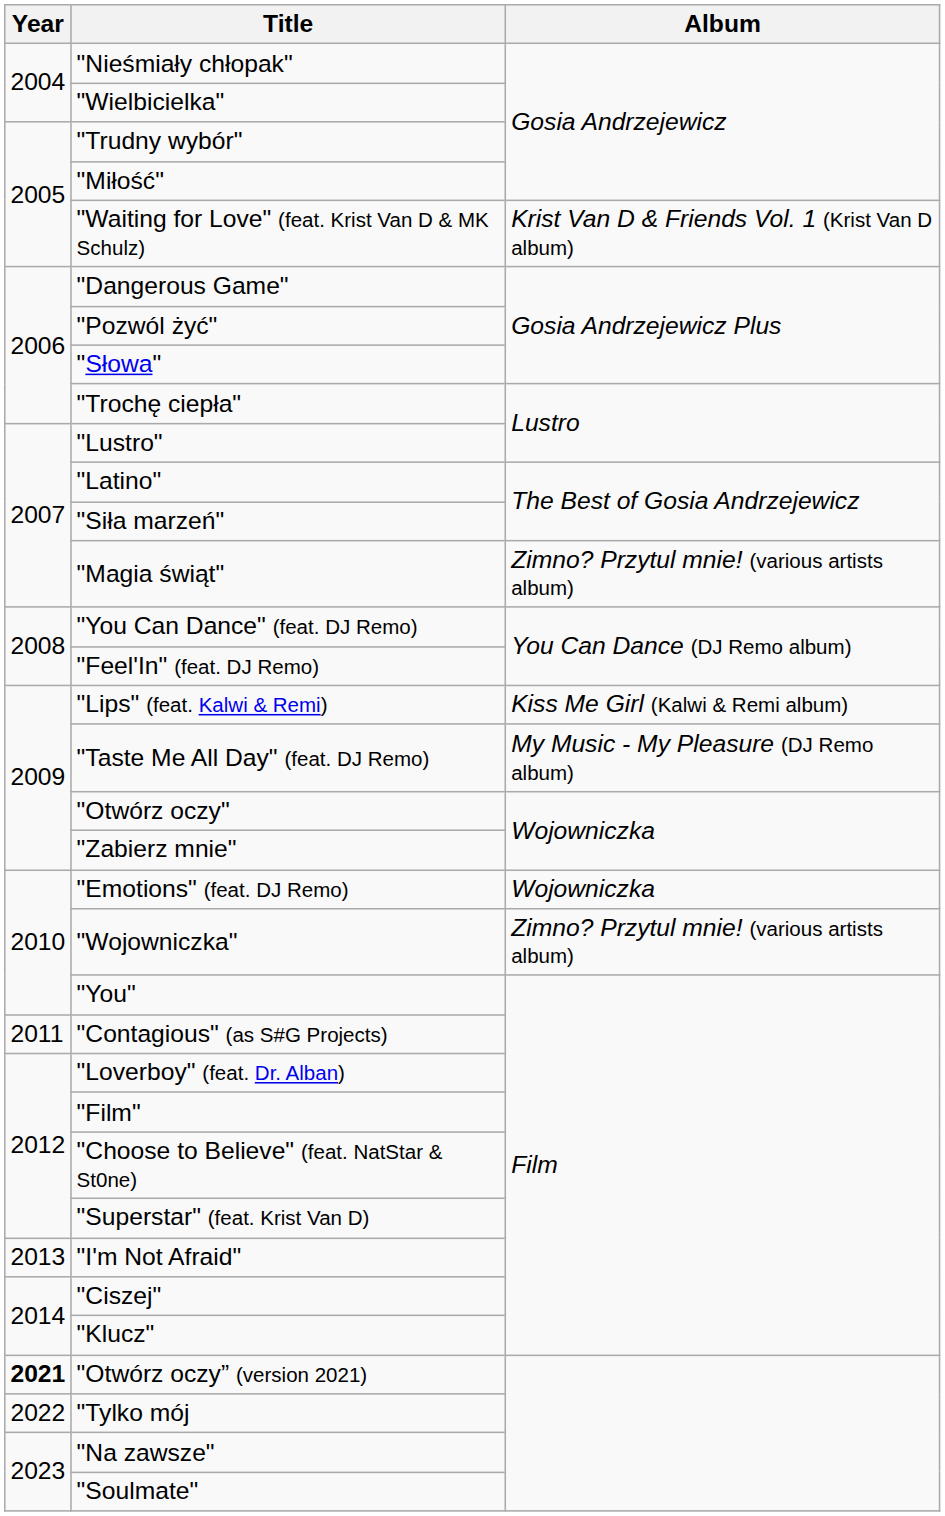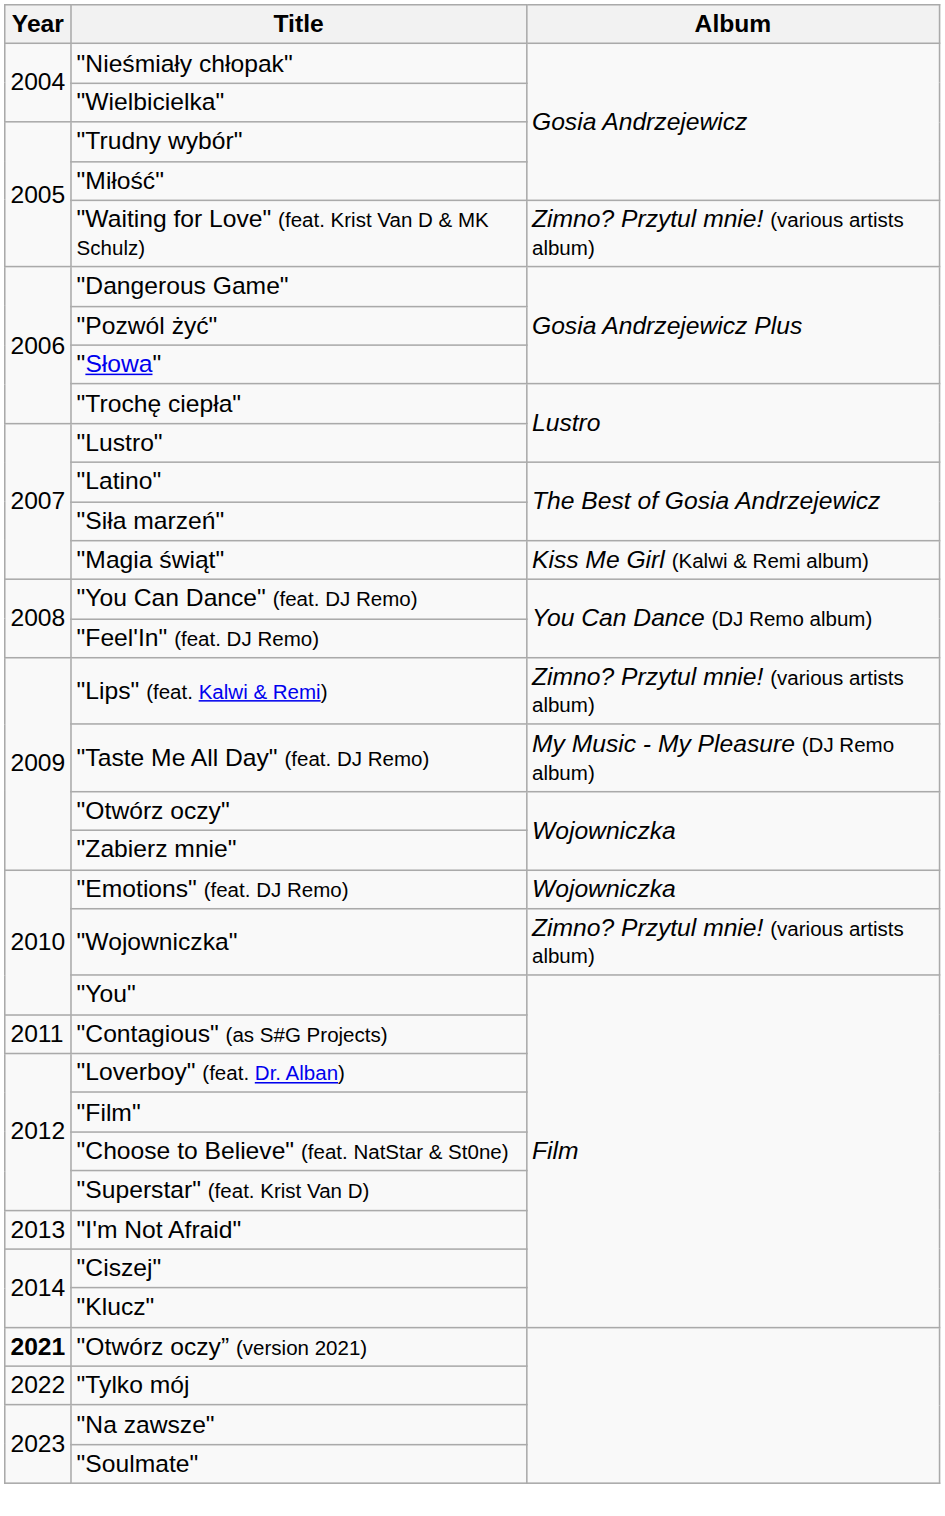(722, 233) Krist Van D & Friends Vol. 1 (Krist Van D album) -> (718, 233) Zimno? Przytul mnie! (various artists album)
(697, 573) Zimno? Przytul mnie! (various artists album) -> (700, 559) Kiss Me Girl (Kalwi & Remi album)
(680, 704) Kiss Me Girl (Kalwi & Remi album) -> (718, 690) Zimno? Przytul mnie! (various artists album)
